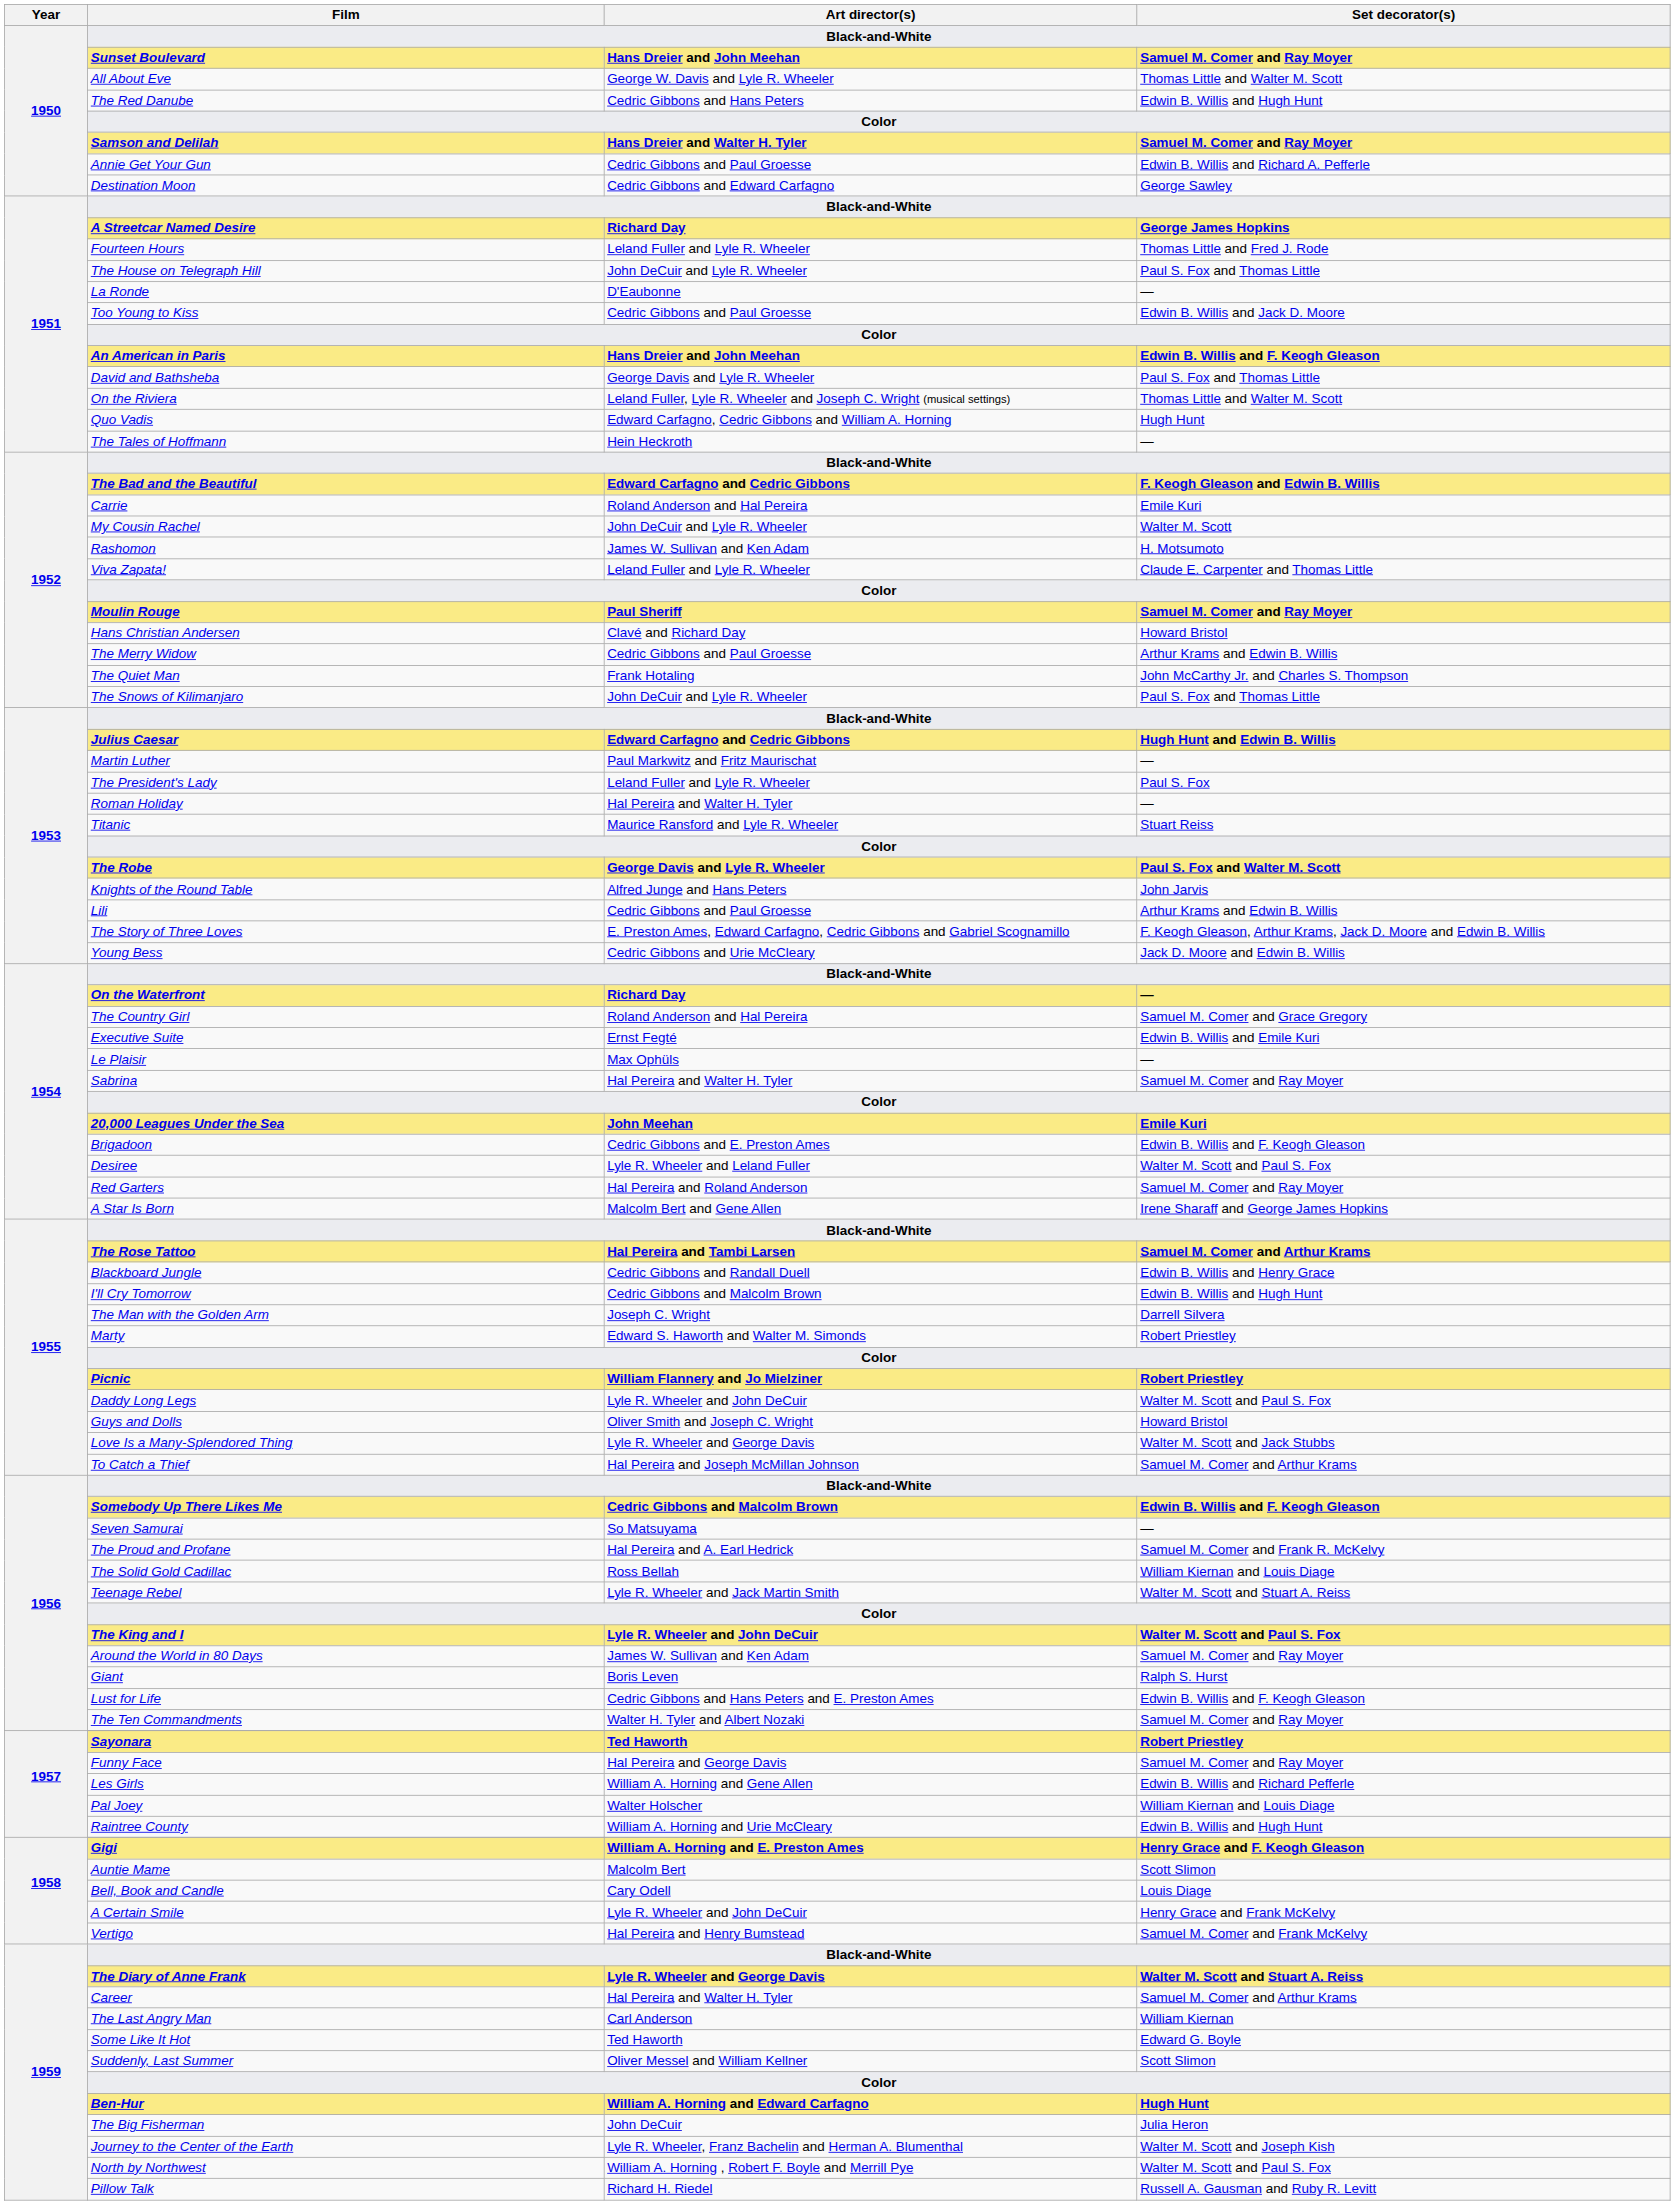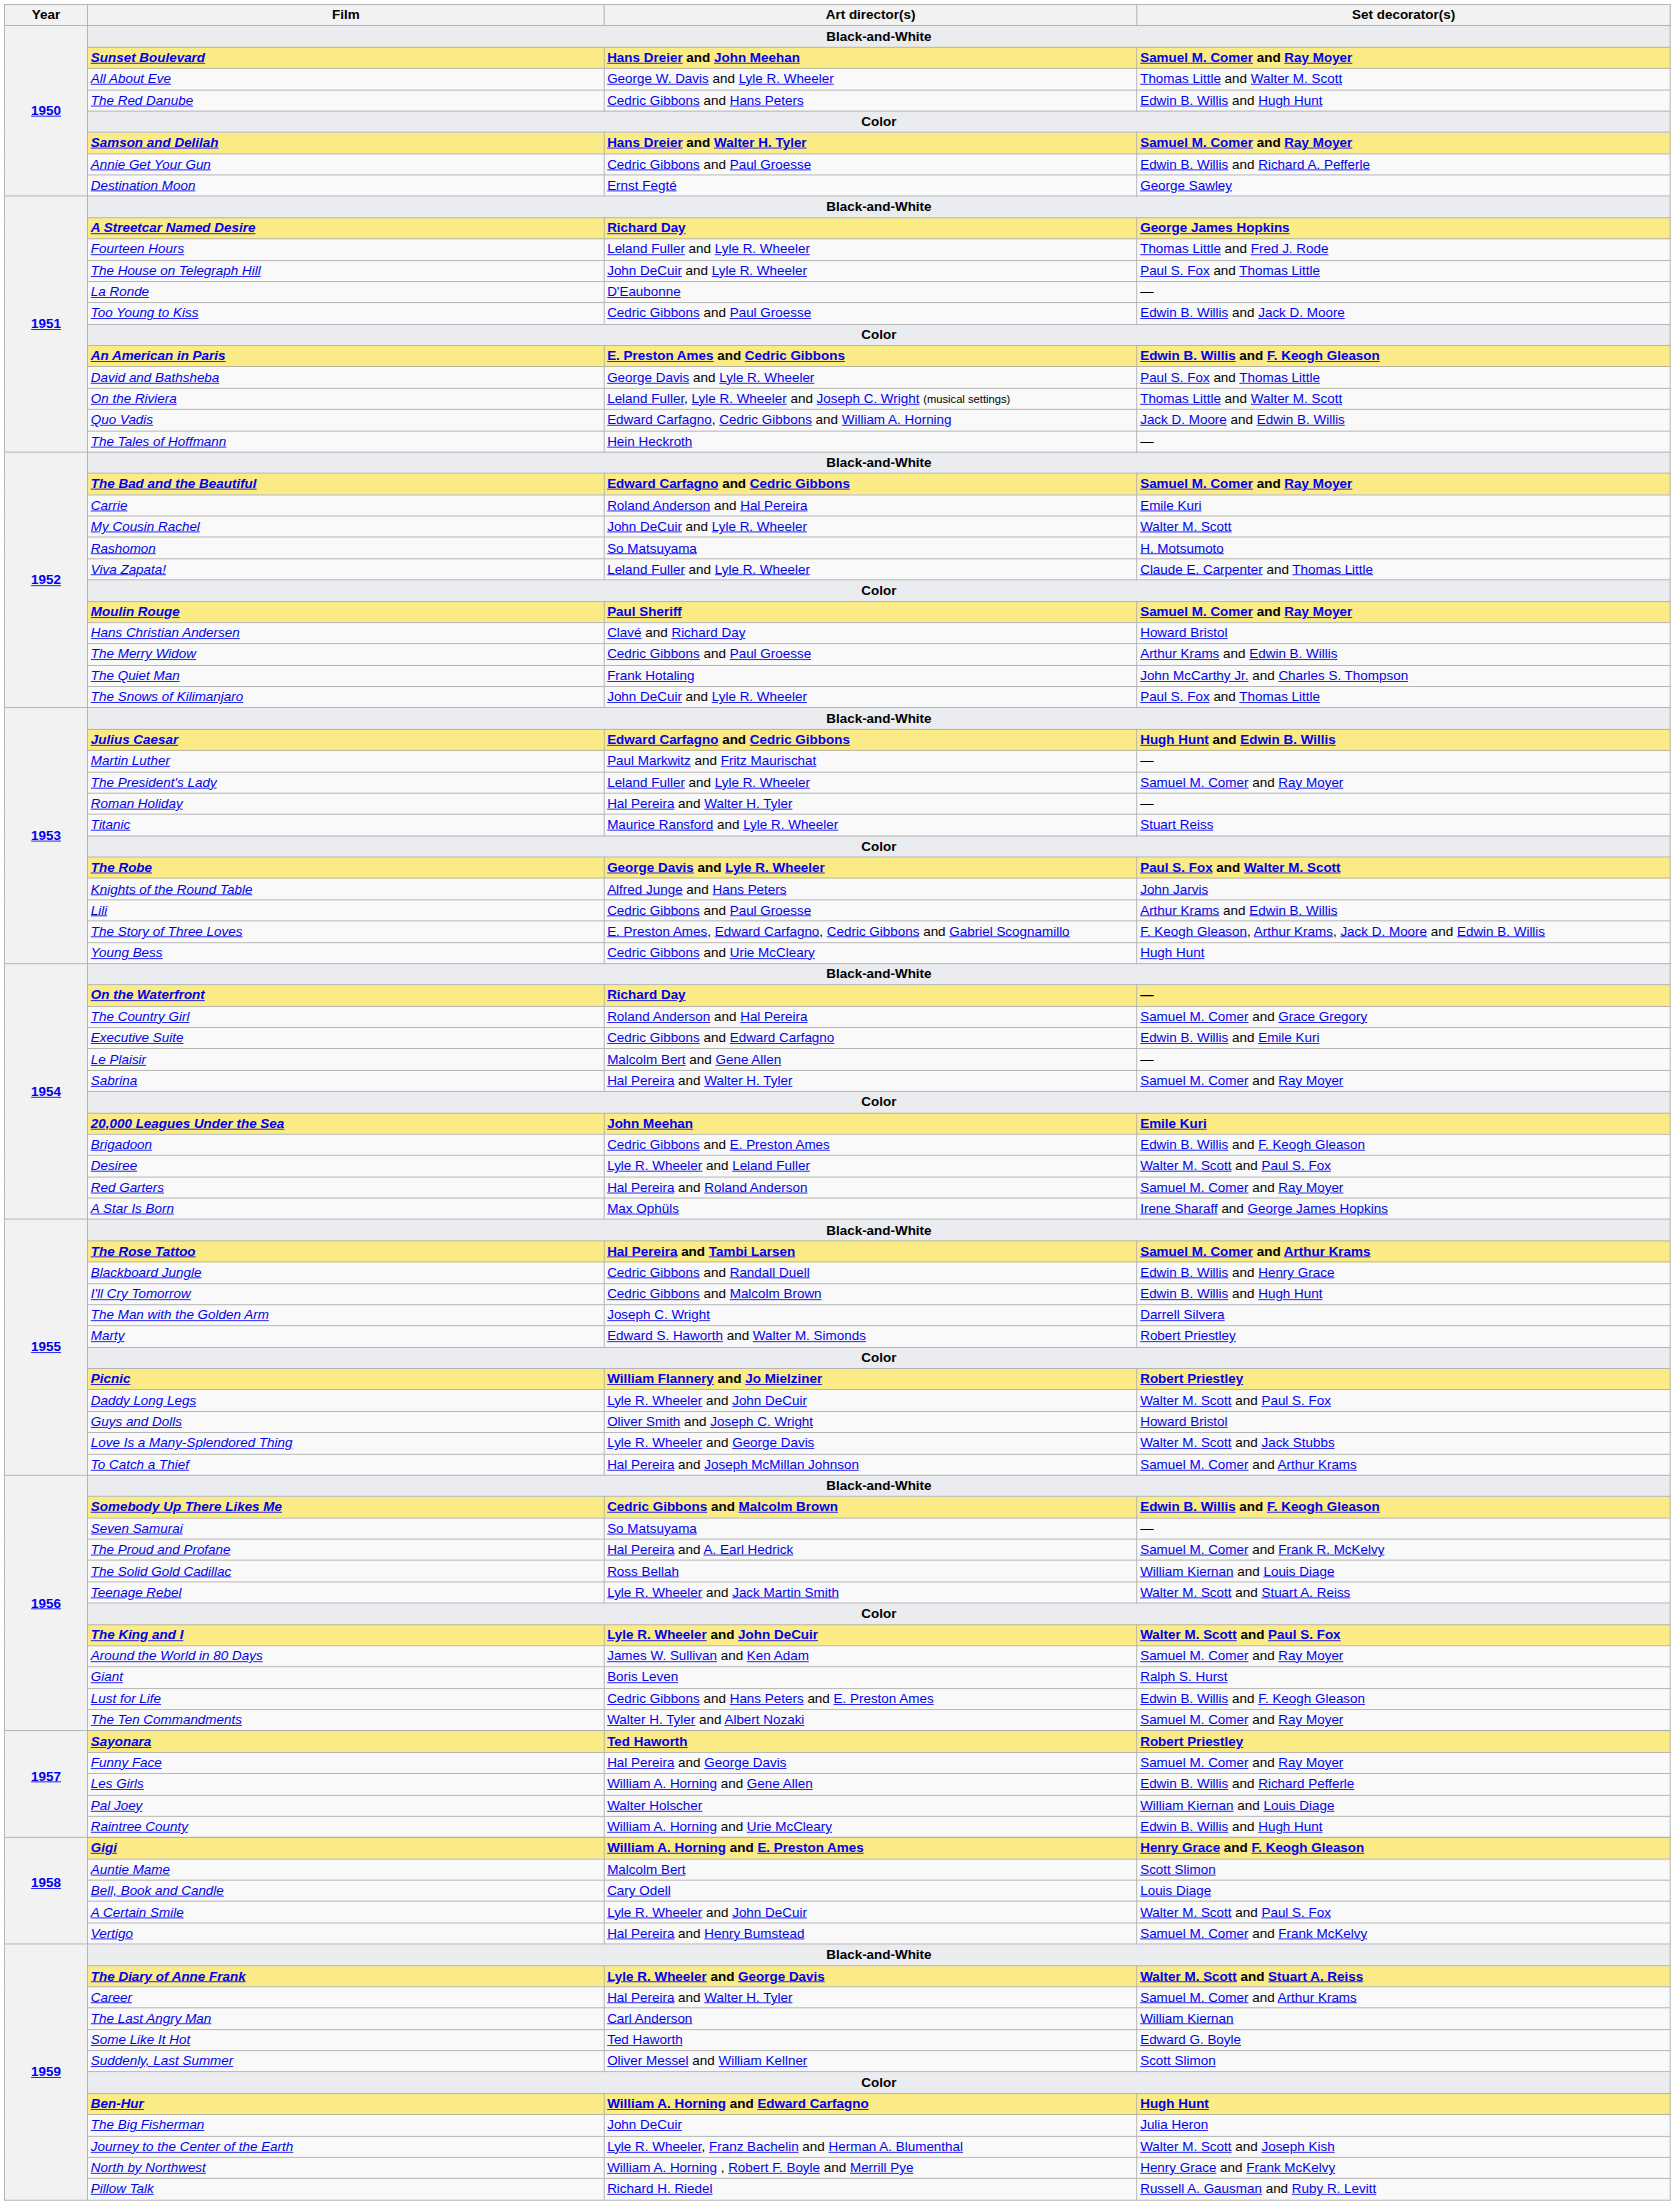(721, 185) Cedric Gibbons and Edward Carfagno -> (642, 185) Ernst Fegté
(704, 356) Hans Dreier and John Meehan -> (726, 356) E. Preston Ames and Cedric Gibbons
(1172, 420) Hugh Hunt -> (1243, 420) Jack D. Moore and Edwin B. Willis
(1260, 484) F. Keogh Gleason and Edwin B. Willis -> (1246, 484) Samuel M. Comer and Ray Moyer
(708, 548) James W. Sullivan and Ken Adam -> (652, 548) So Matsuyama
(1175, 782) Paul S. Fox -> (1242, 782) Samuel M. Comer and Ray Moyer
(1243, 953) Jack D. Moore and Edwin B. Willis -> (1172, 953) Hugh Hunt
(642, 1038) Ernst Fegté -> (721, 1038) Cedric Gibbons and Edward Carfagno
(643, 1059) Max Ophüls -> (694, 1059) Malcolm Bert and Gene Allen
(694, 1208) Malcolm Bert and Gene Allen -> (643, 1208) Max Ophüls
(1238, 1912) Henry Grace and Frank McKelvy -> (1236, 1912) Walter M. Scott and Paul S. Fox
(1236, 2167) Walter M. Scott and Paul S. Fox -> (1238, 2167) Henry Grace and Frank McKelvy
